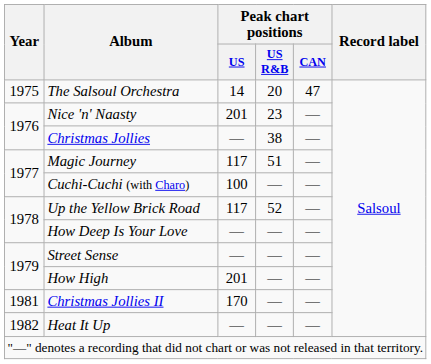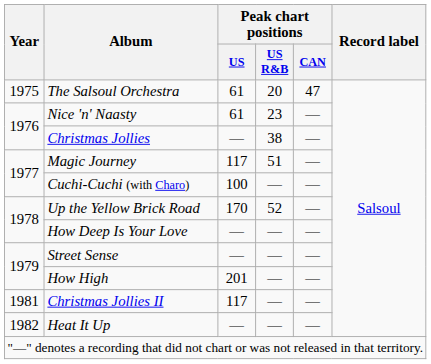(237, 91) 14 -> (237, 91) 61
(237, 114) 201 -> (237, 114) 61
(237, 208) 117 -> (237, 208) 170
(237, 301) 170 -> (237, 301) 117
